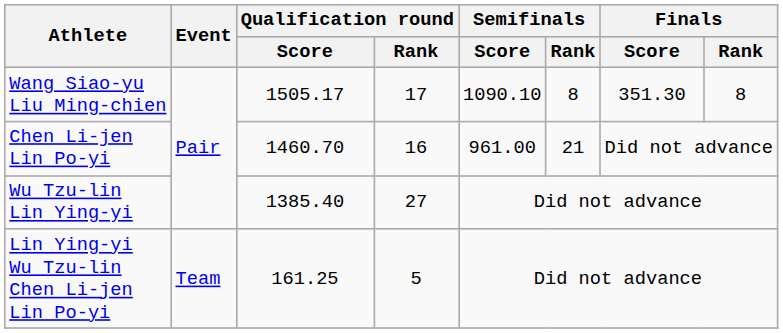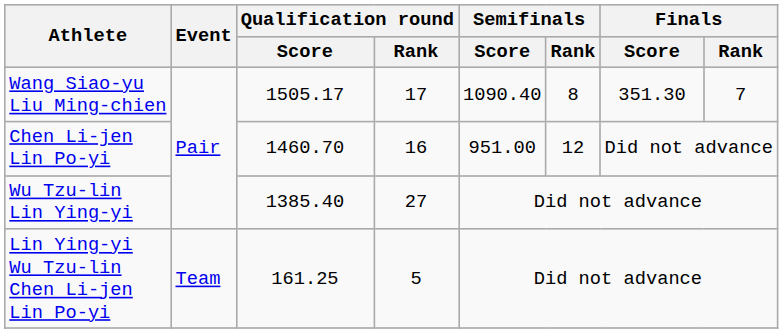(502, 94) 1090.10 -> (502, 94) 1090.40
(741, 94) 8 -> (741, 94) 7
(502, 148) 961.00 -> (502, 148) 951.00
(573, 148) 21 -> (573, 148) 12
